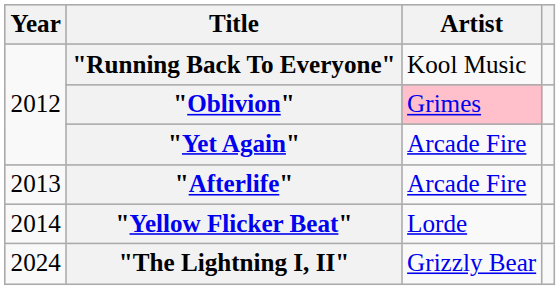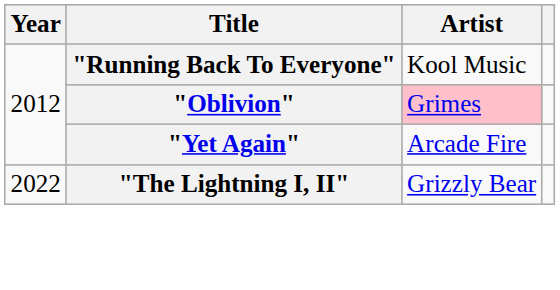- row: (234, 183)
- row: (234, 223)
(36, 263) 2024 -> (36, 183) 2022
